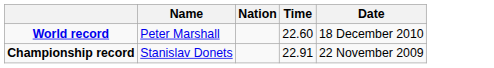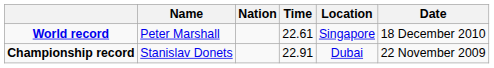+ column: (347, 14)
(298, 33) 22.60 -> (298, 33) 22.61
